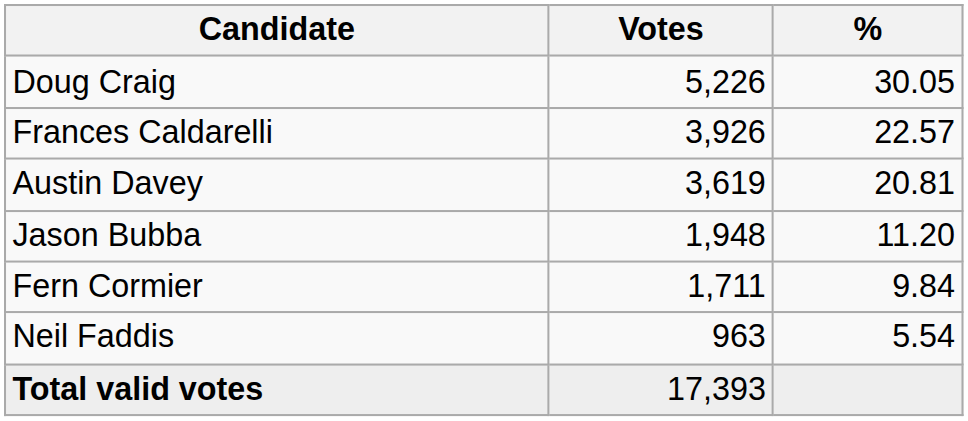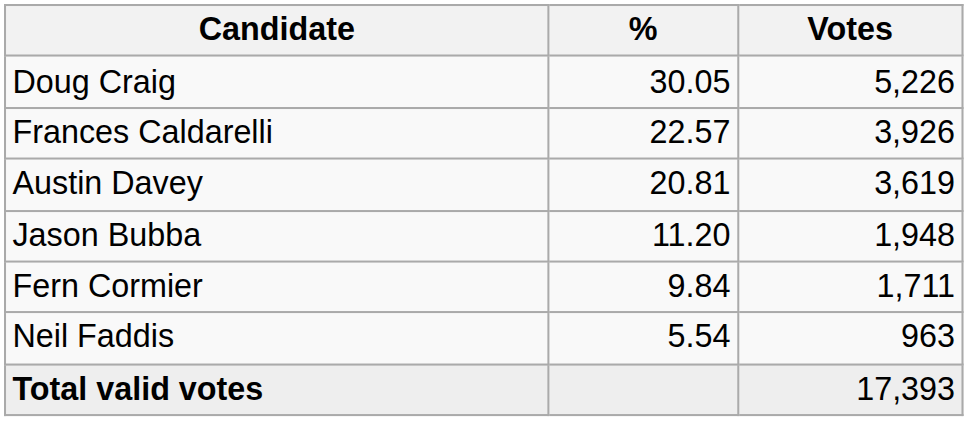columns swapped: (661, 30) <-> (868, 30)
